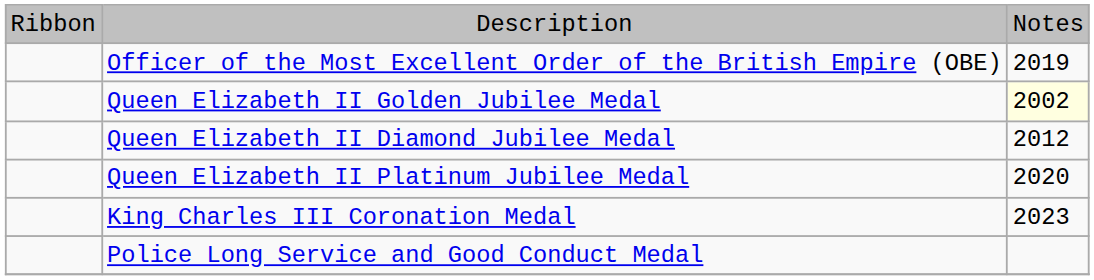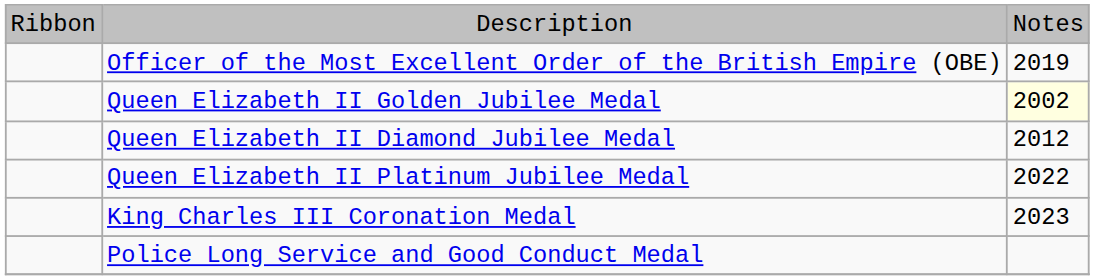(1041, 178) 2020 -> (1041, 178) 2022
